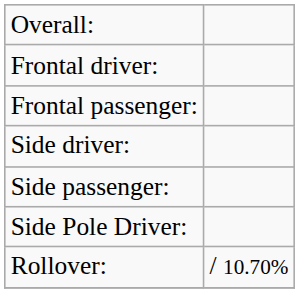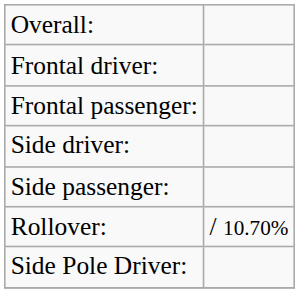rows swapped: (99, 226) <-> (59, 266)
